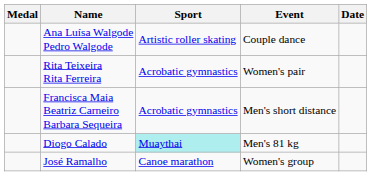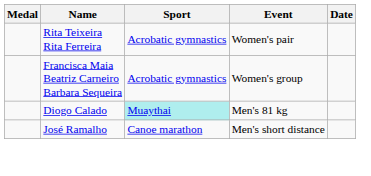- row: (88, 39)
(289, 110) Men's short distance -> (267, 78) Women's group
(278, 162) Women's group -> (278, 129) Men's short distance
